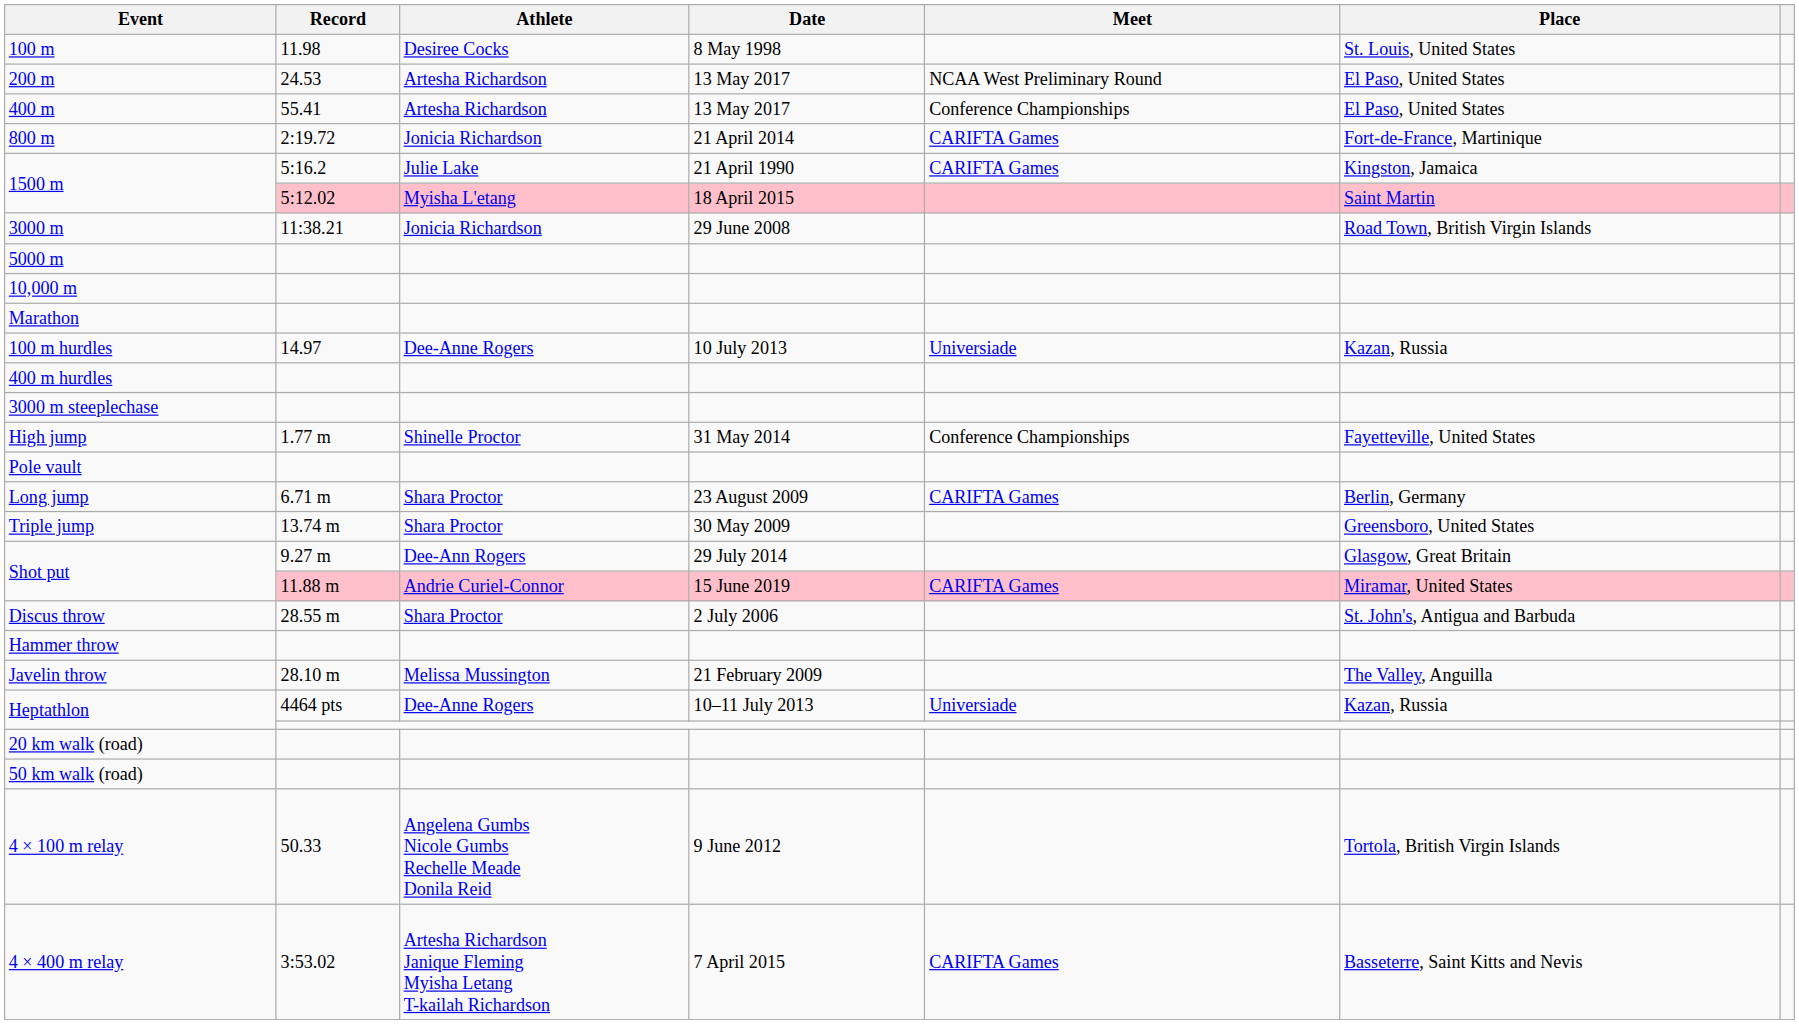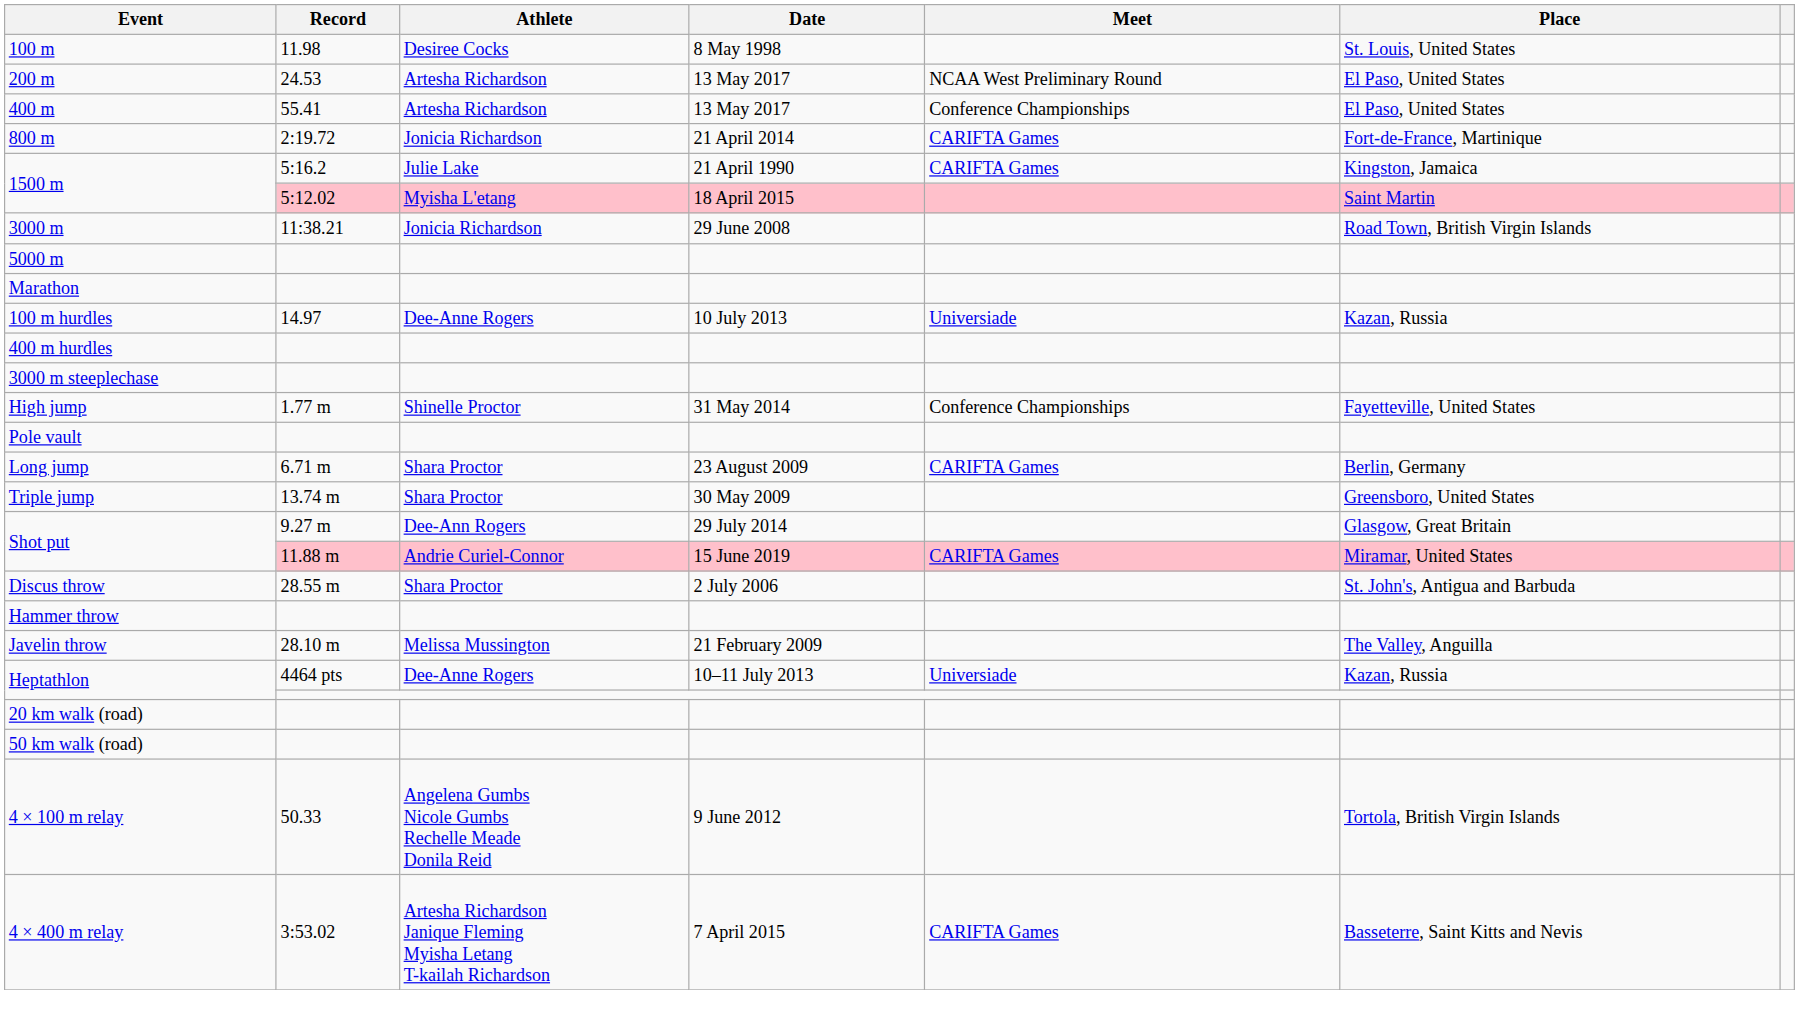- row: (43, 288)
